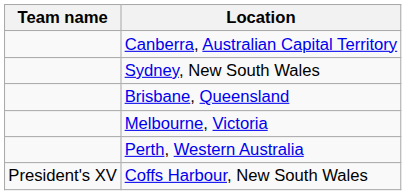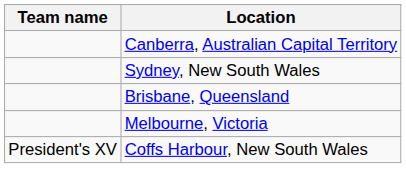- row: (214, 149)
